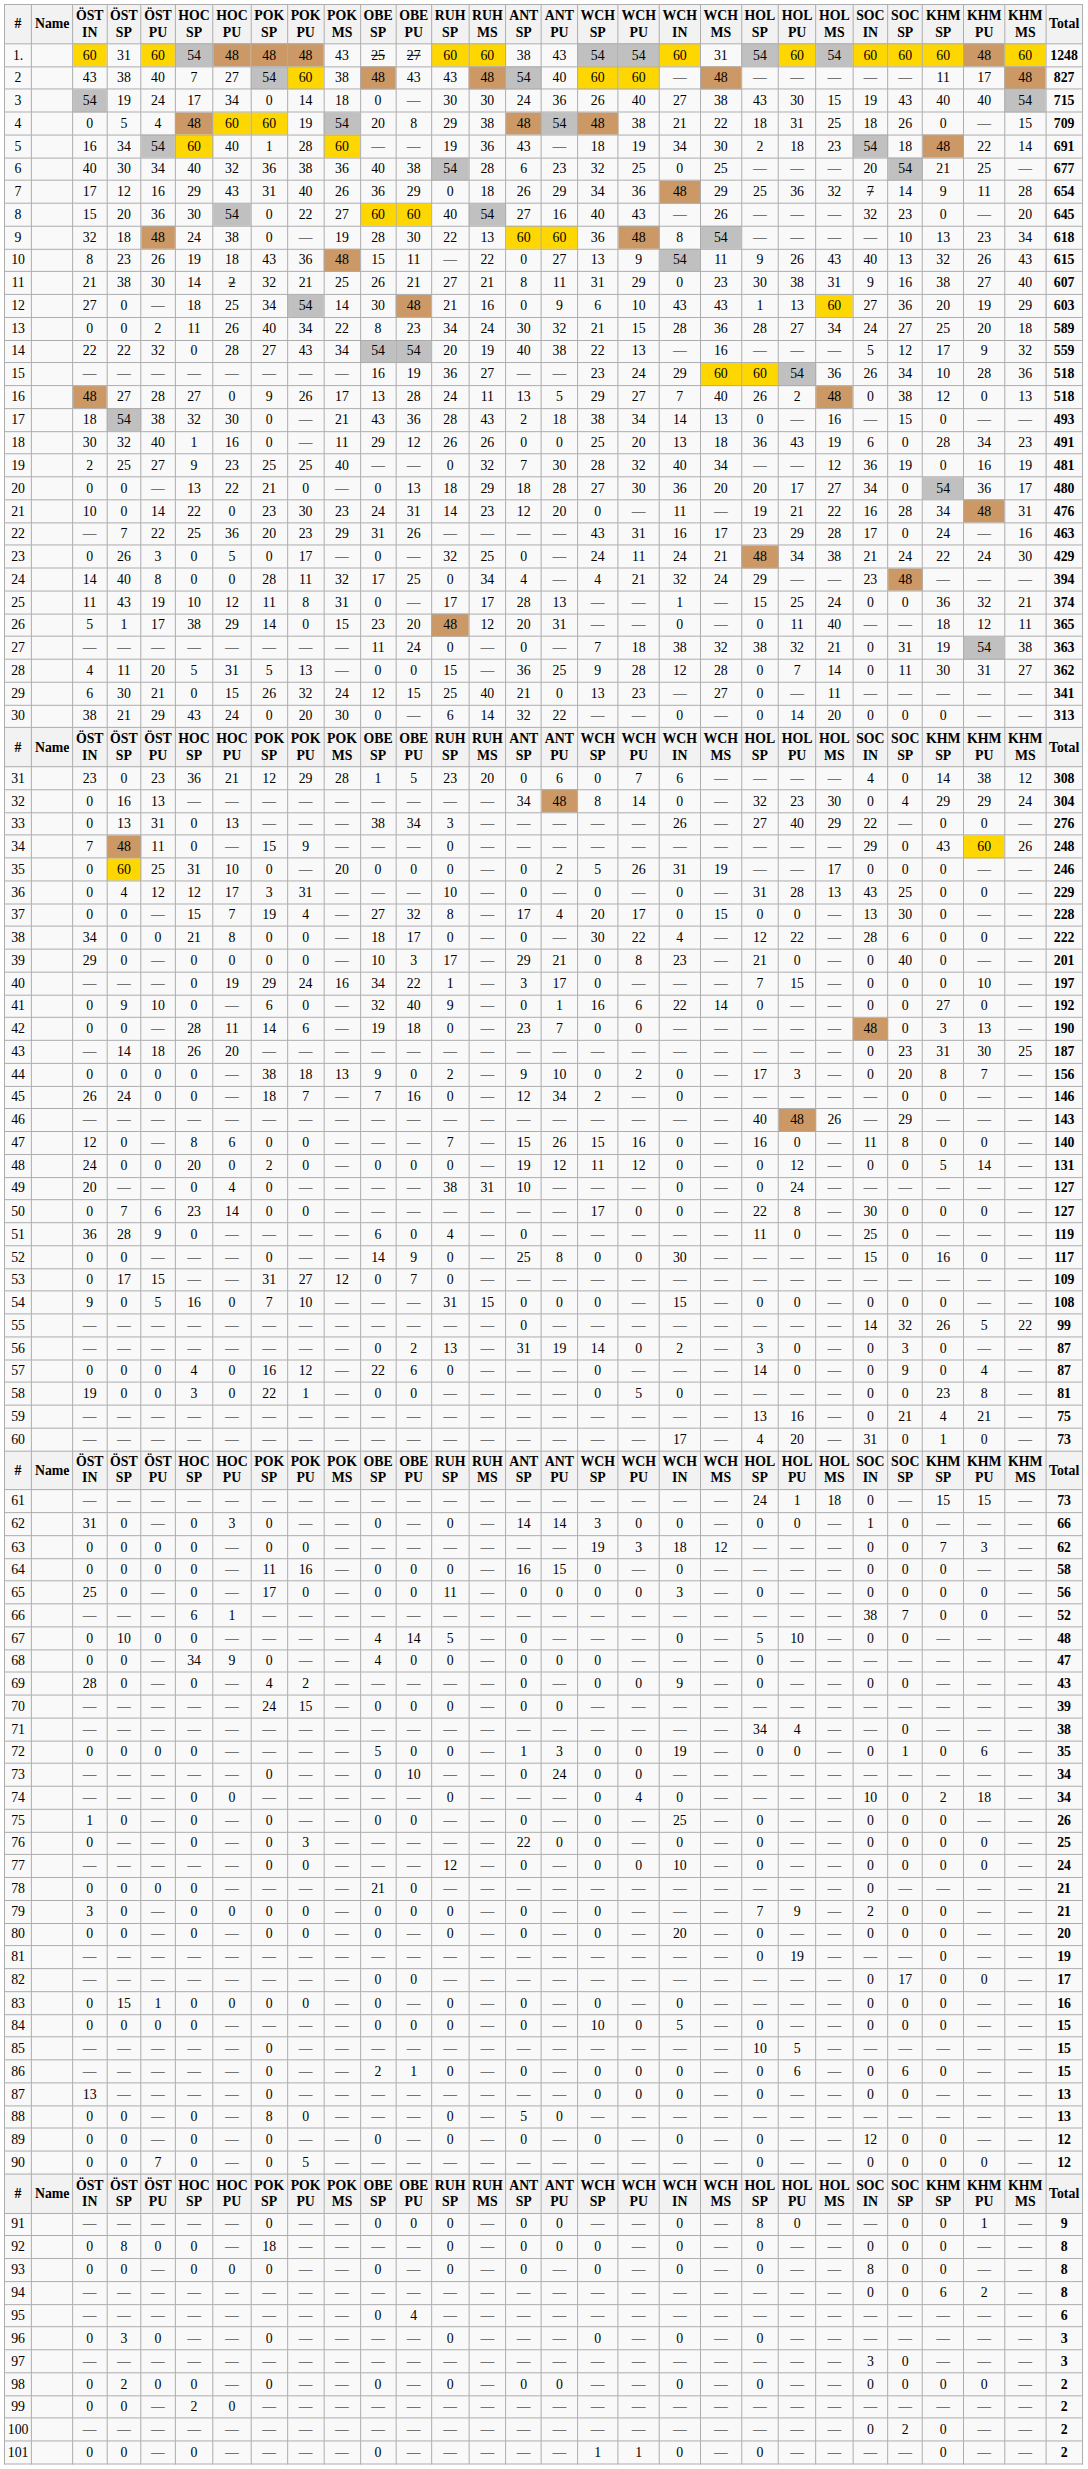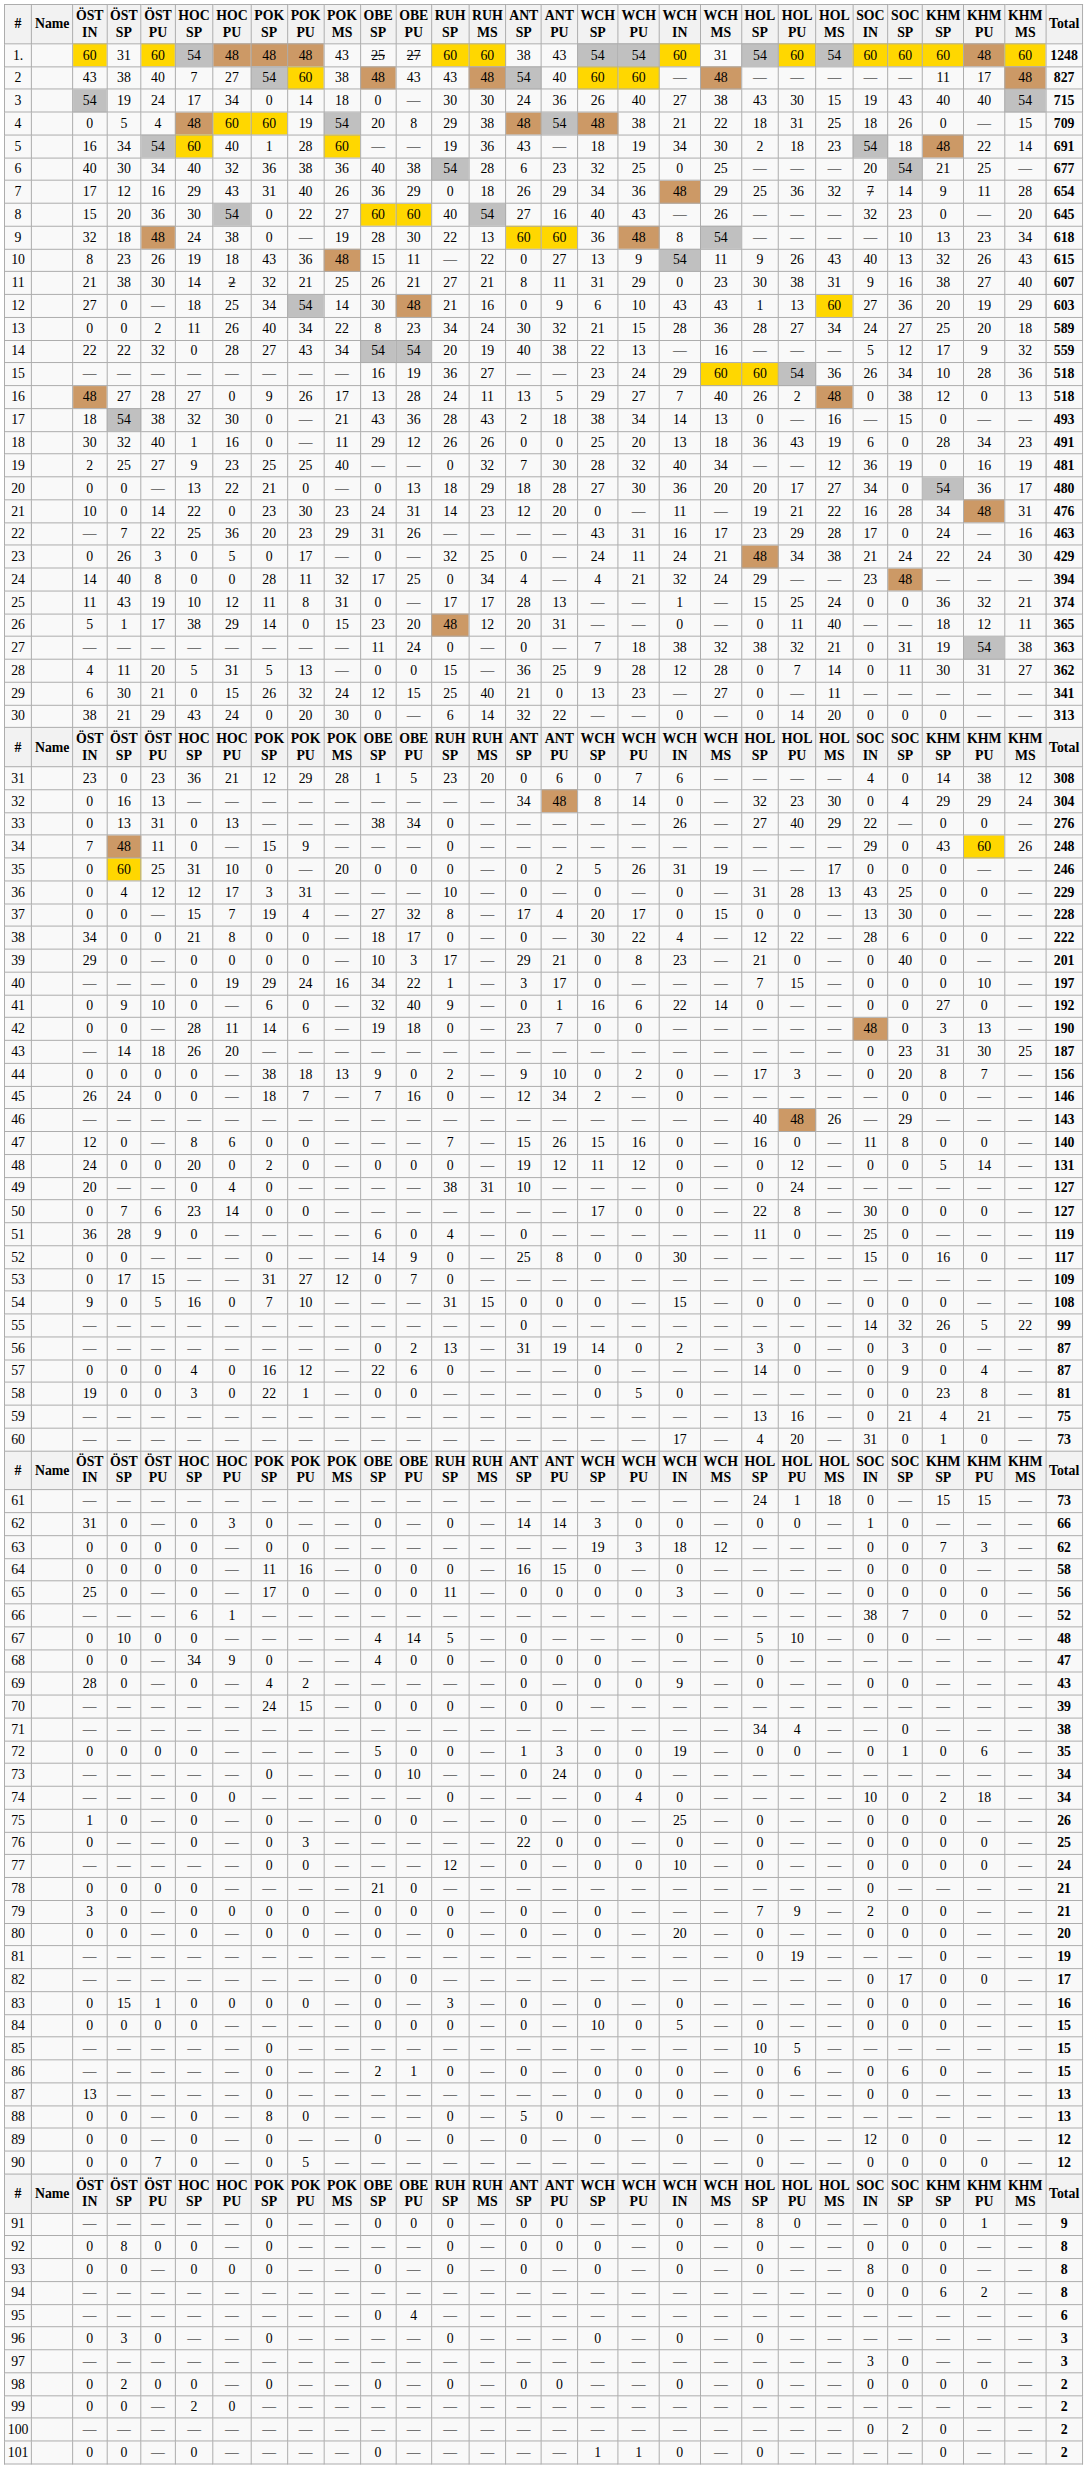(450, 824) 3 -> (450, 824) 0
(450, 2003) 0 -> (450, 2003) 3
(269, 2247) 18 -> (269, 2247) 0
